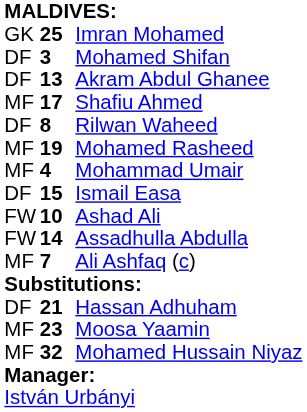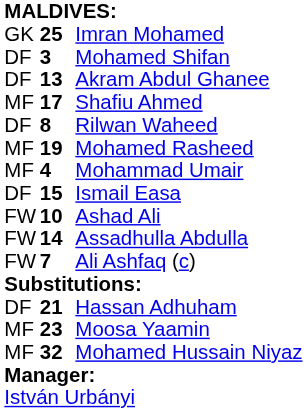(19, 261) MF -> (20, 261) FW
